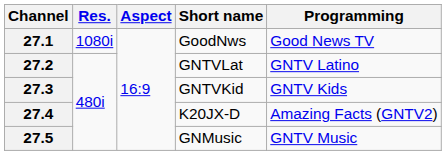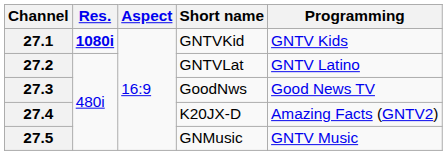(94, 41) normal -> (95, 41) bold
(212, 41) GoodNws -> (212, 41) GNTVKid
(322, 41) Good News TV -> (310, 41) GNTV Kids
(211, 89) GNTVKid -> (213, 89) GoodNws
(309, 89) GNTV Kids -> (323, 89) Good News TV
